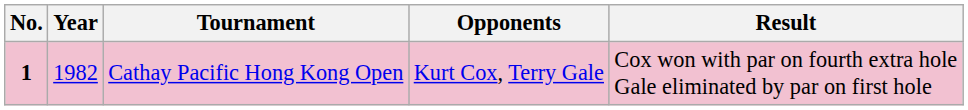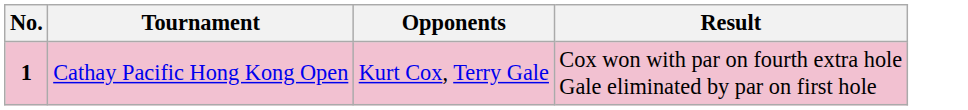- column: (75, 23)
